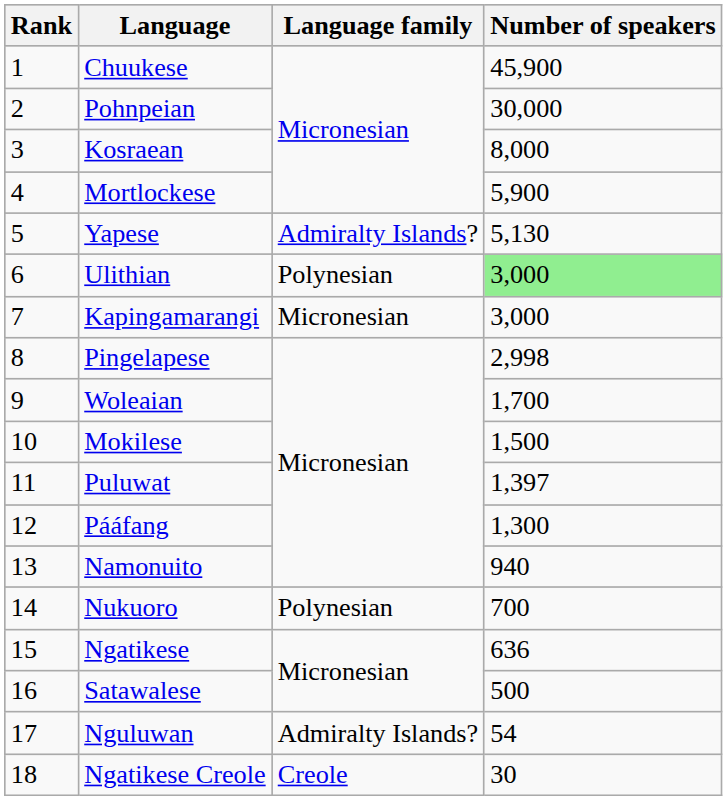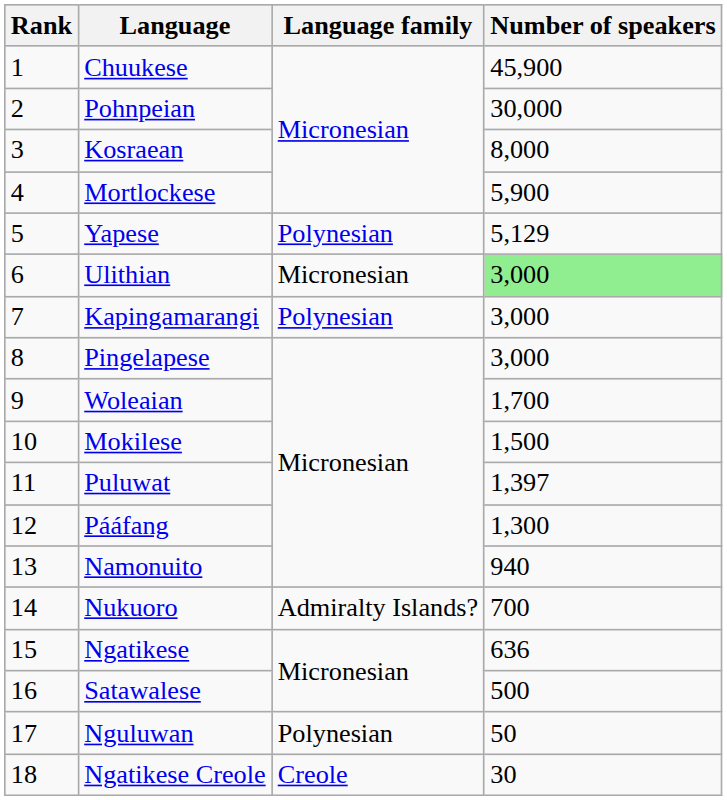(378, 233) Admiralty Islands? -> (335, 233) Polynesian
(520, 233) 5,130 -> (520, 233) 5,129
(335, 274) Polynesian -> (343, 274) Micronesian
(343, 316) Micronesian -> (335, 316) Polynesian
(520, 358) 2,998 -> (520, 358) 3,000
(335, 607) Polynesian -> (378, 607) Admiralty Islands?
(378, 732) Admiralty Islands? -> (335, 732) Polynesian
(503, 732) 54 -> (503, 732) 50
